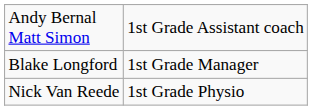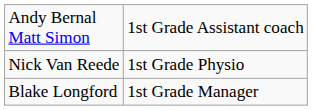rows swapped: (63, 64) <-> (64, 91)
